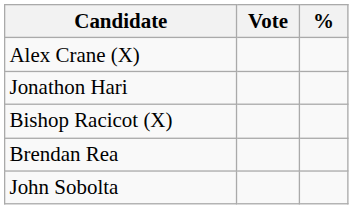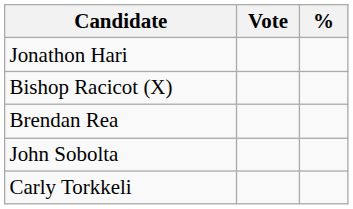- row: (75, 54)
+ row: (71, 187)
